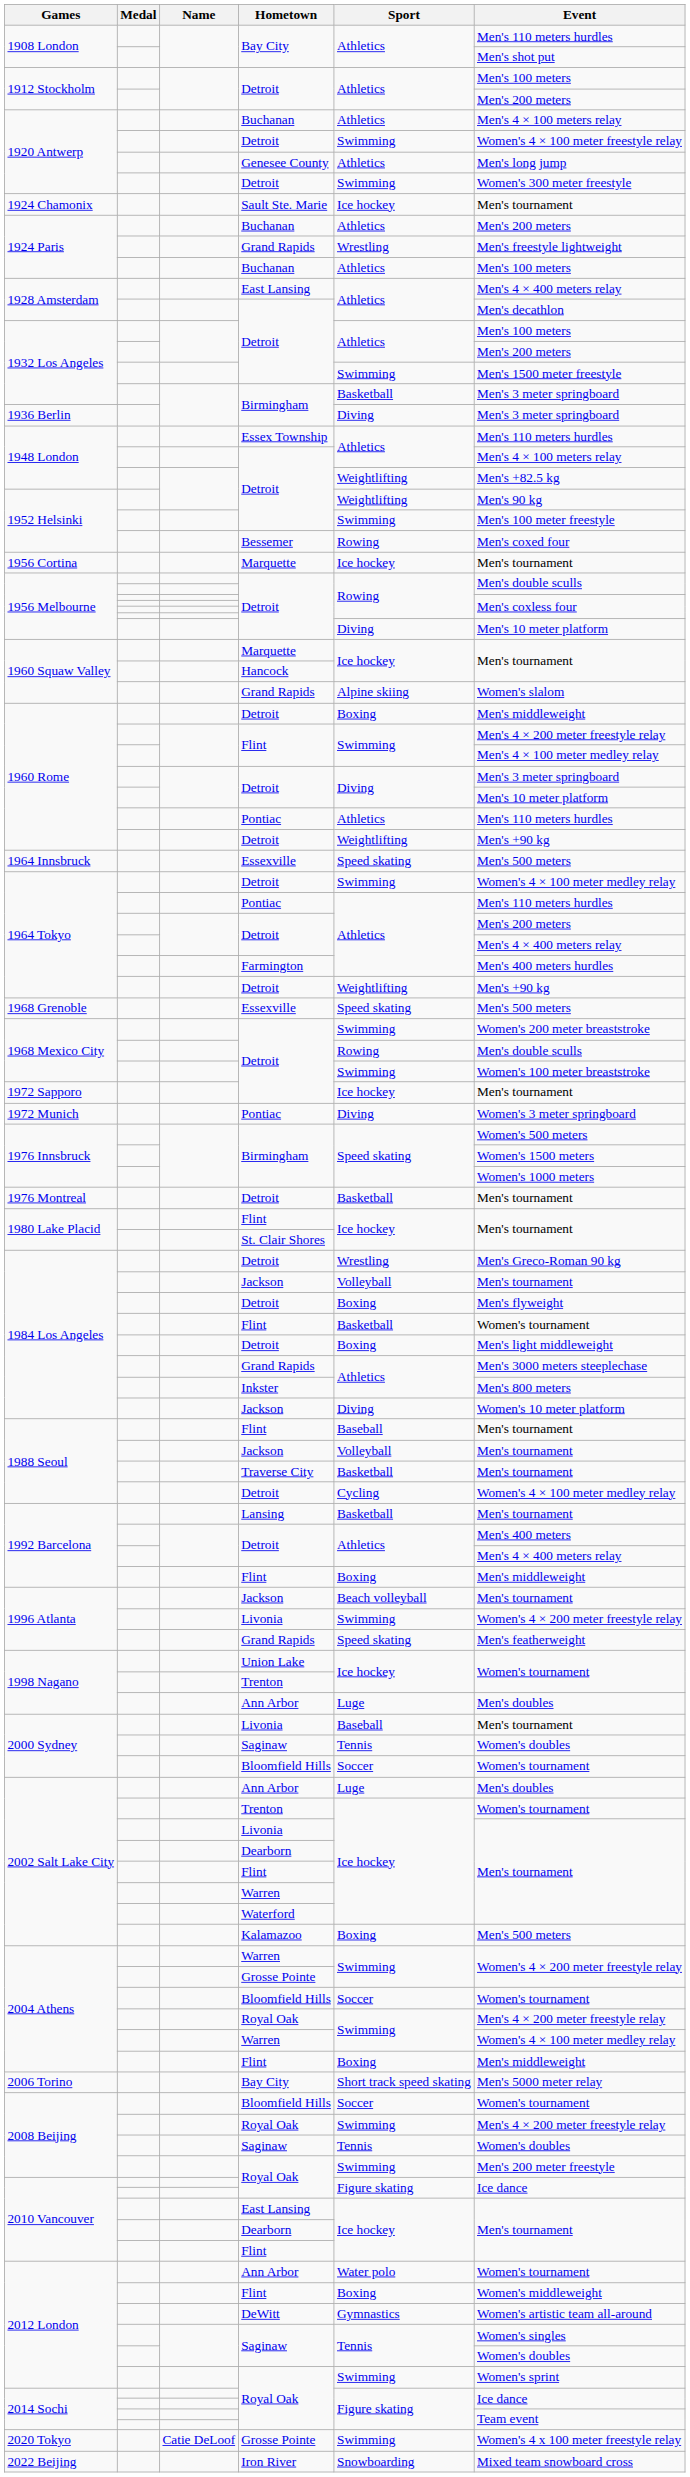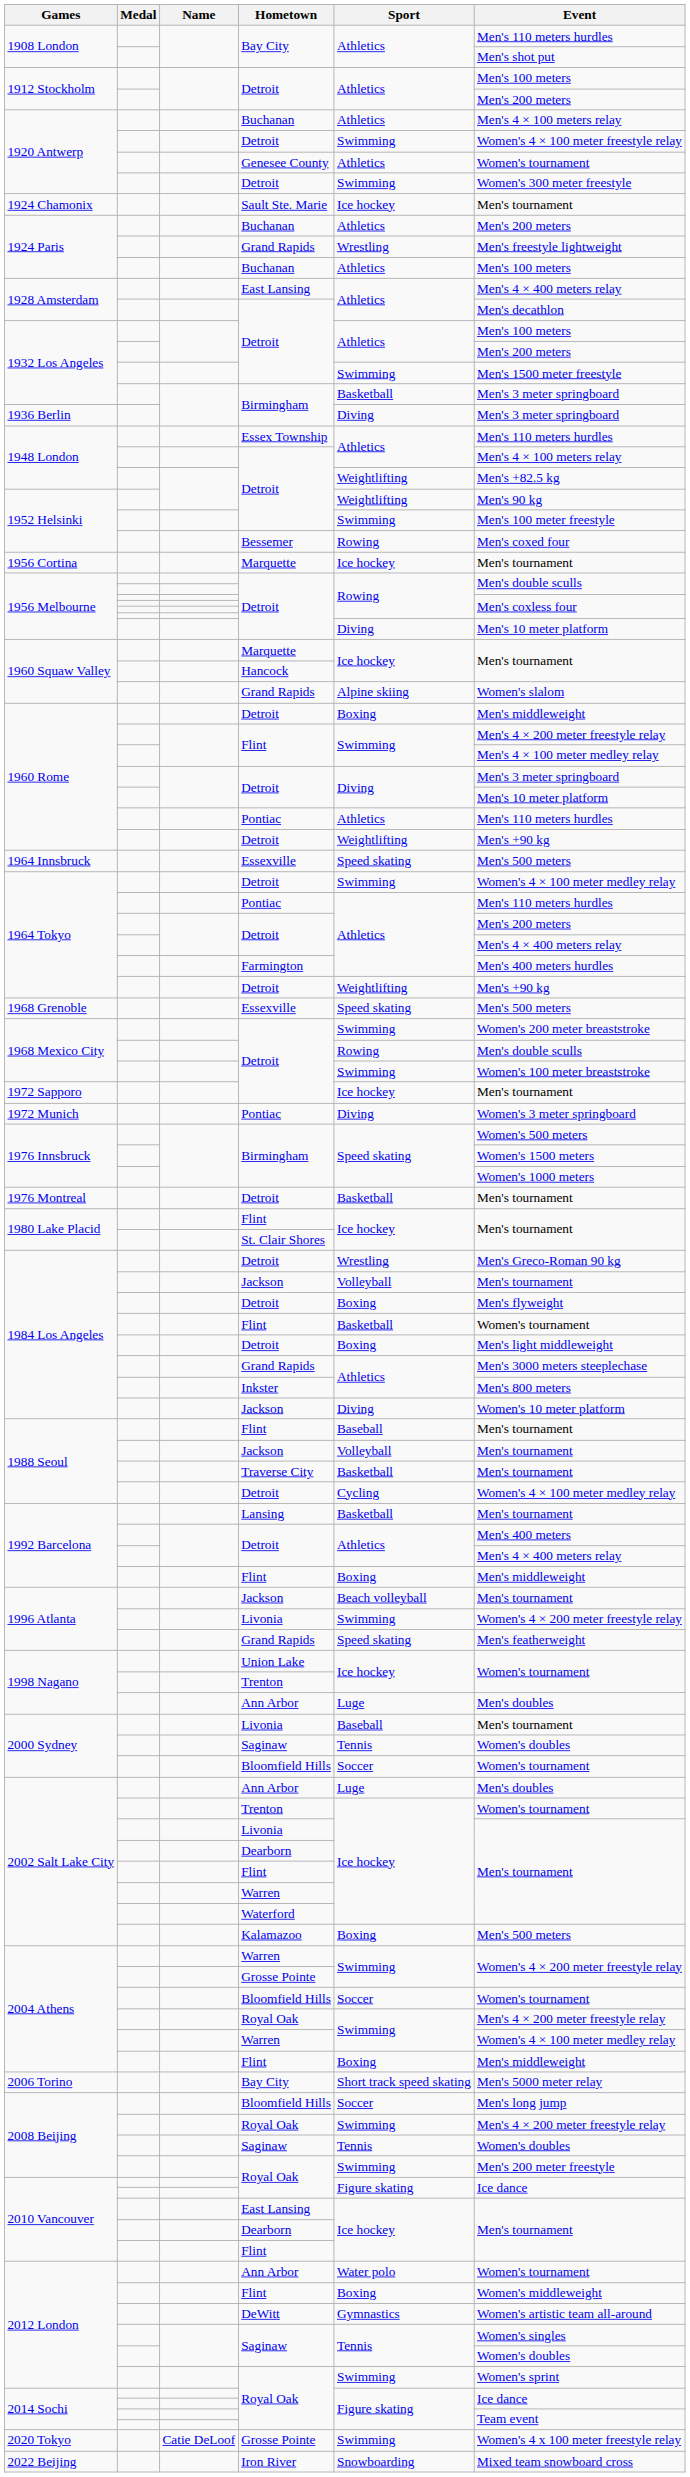(522, 162) Men's long jump -> (533, 162) Women's tournament
(533, 2103) Women's tournament -> (522, 2103) Men's long jump
